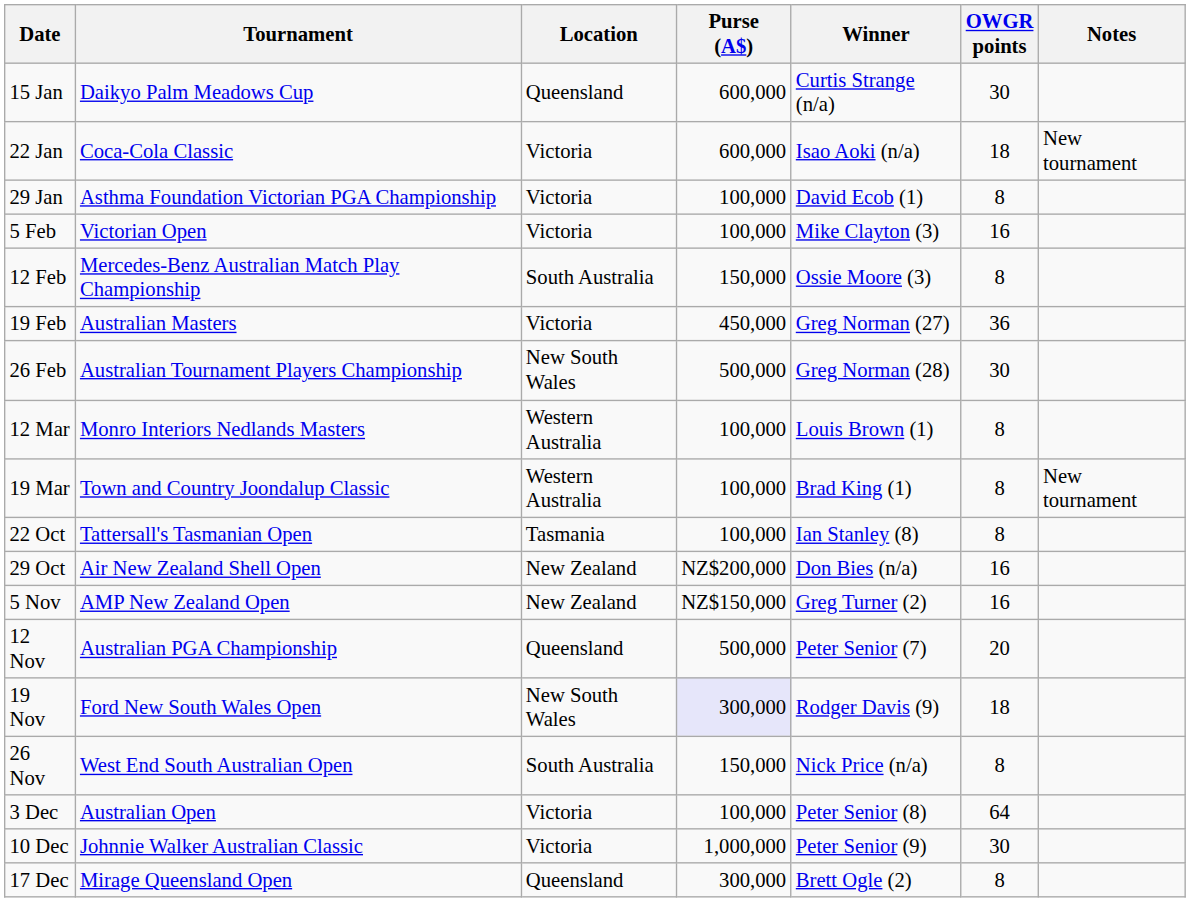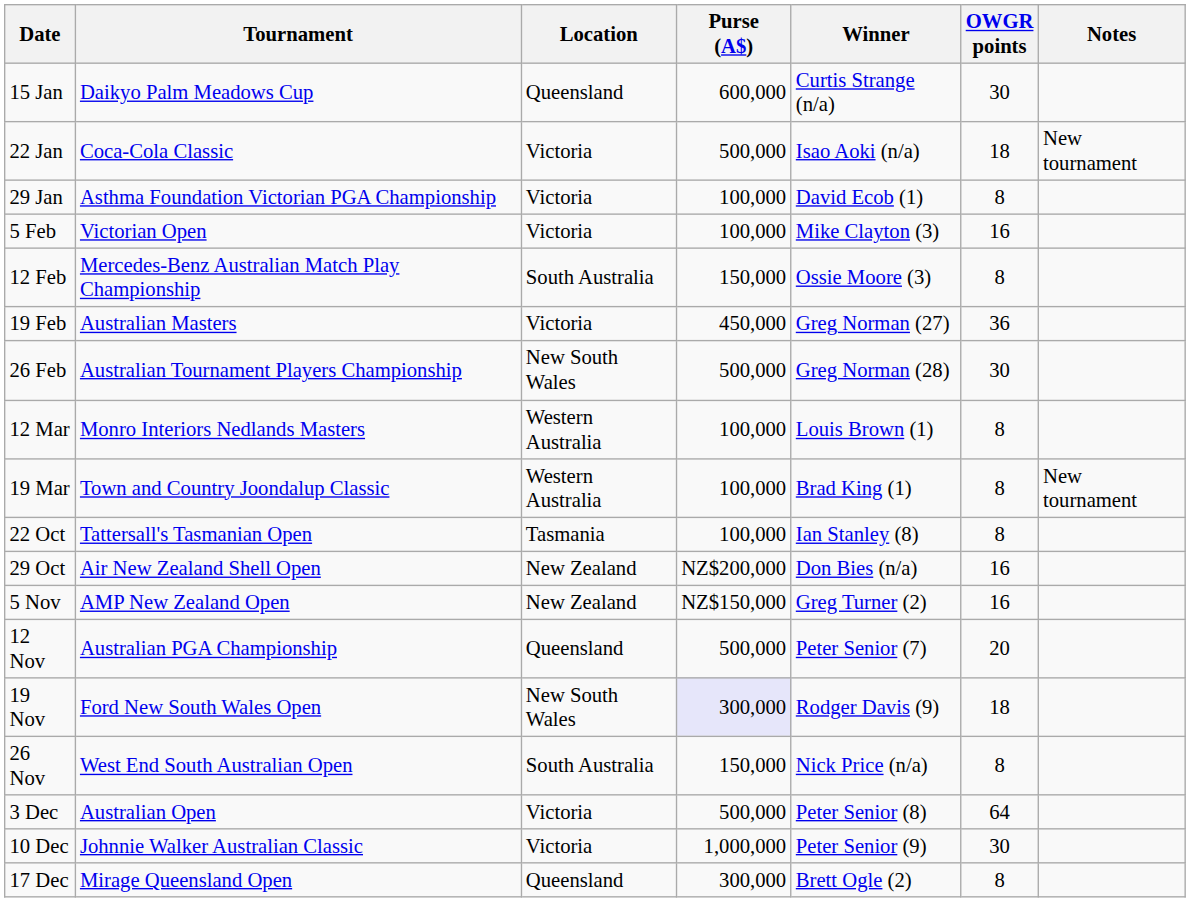(753, 151) 600,000 -> (753, 151) 500,000
(753, 811) 100,000 -> (753, 811) 500,000
